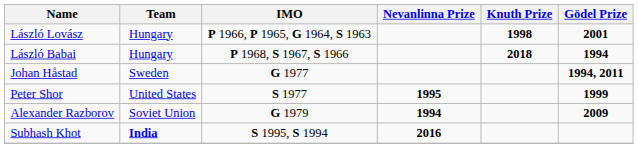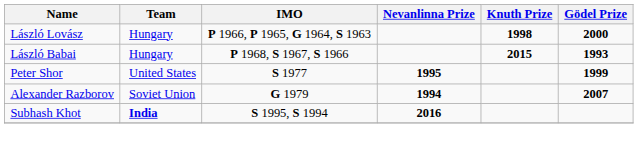(596, 34) 2001 -> (596, 34) 2000
(520, 53) 2018 -> (520, 53) 2015
(596, 53) 1994 -> (596, 53) 1993
- row: (44, 73)
(596, 113) 2009 -> (596, 93) 2007
